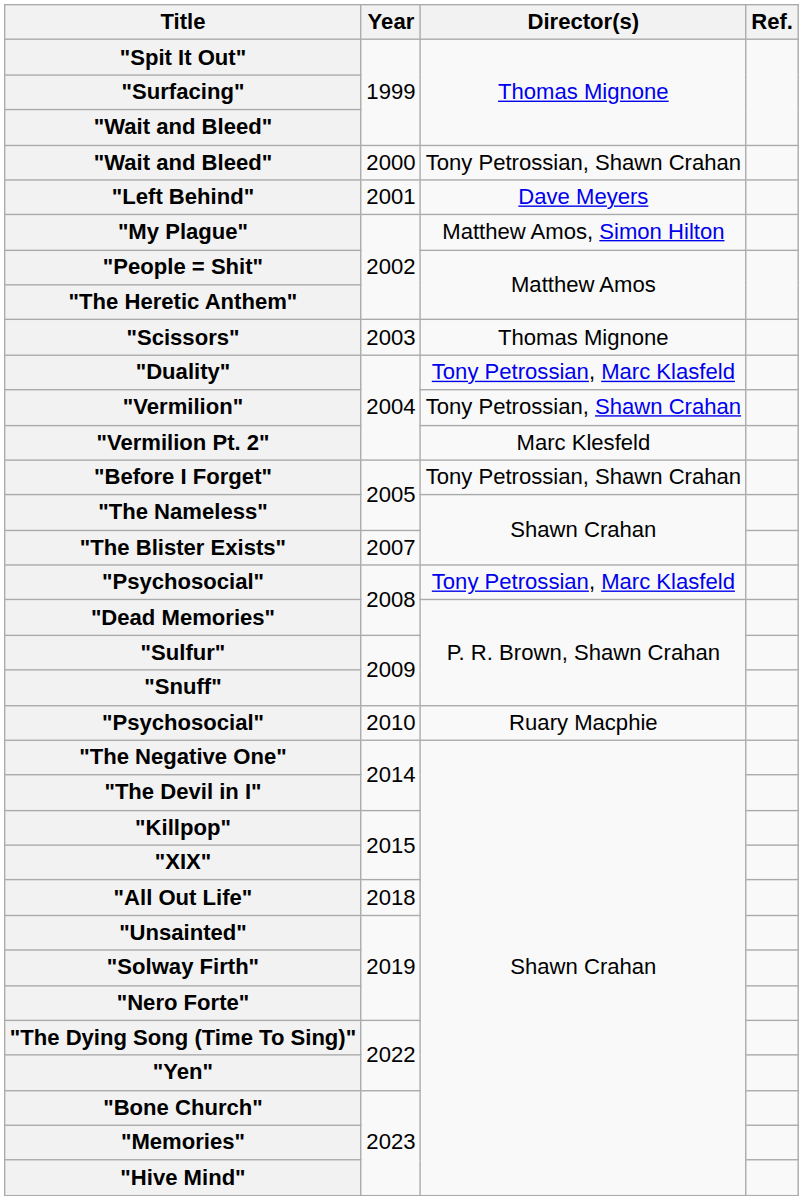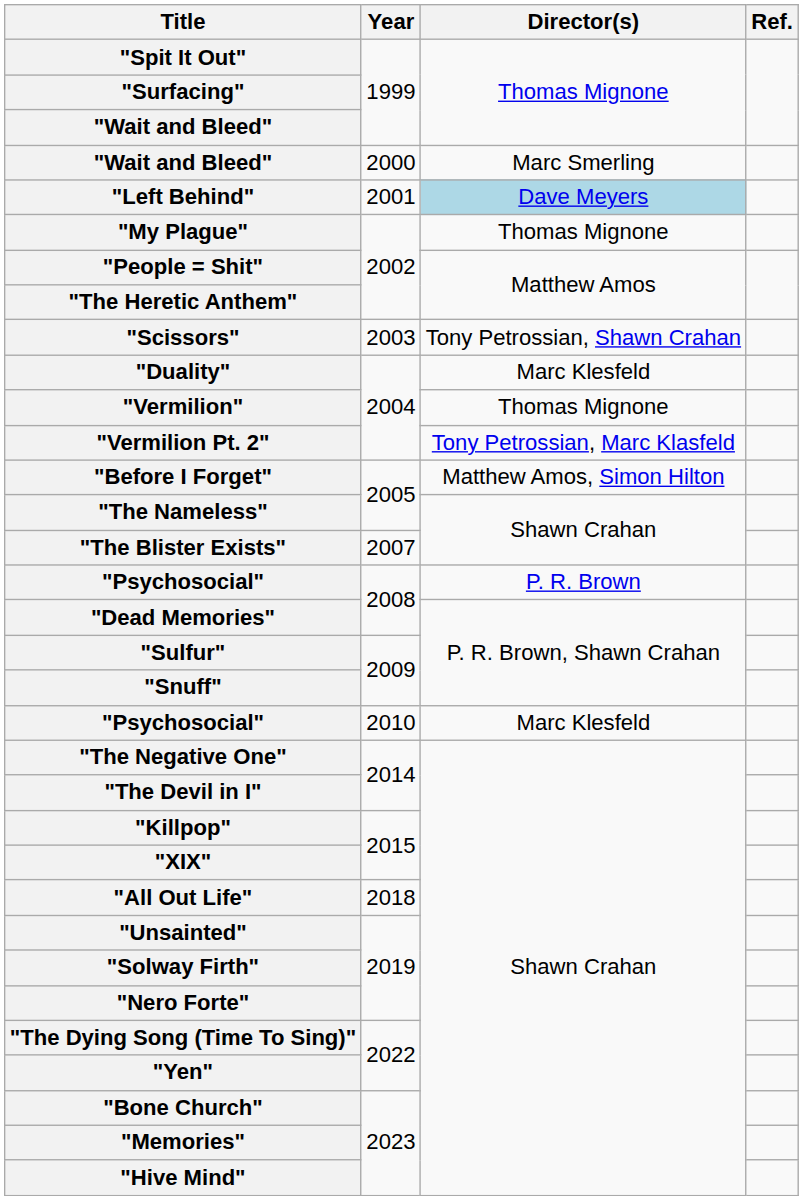(583, 162) Tony Petrossian, Shawn Crahan -> (583, 162) Marc Smerling
(583, 197) no background -> (583, 197) lightblue background
(583, 232) Matthew Amos, Simon Hilton -> (583, 232) Thomas Mignone
(583, 337) Thomas Mignone -> (583, 337) Tony Petrossian, Shawn Crahan
(583, 372) Tony Petrossian, Marc Klasfeld -> (583, 372) Marc Klesfeld
(583, 407) Tony Petrossian, Shawn Crahan -> (583, 407) Thomas Mignone
(583, 442) Marc Klesfeld -> (583, 442) Tony Petrossian, Marc Klasfeld
(583, 477) Tony Petrossian, Shawn Crahan -> (583, 477) Matthew Amos, Simon Hilton
(583, 582) Tony Petrossian, Marc Klasfeld -> (583, 582) P. R. Brown
(583, 722) Ruary Macphie -> (583, 722) Marc Klesfeld
